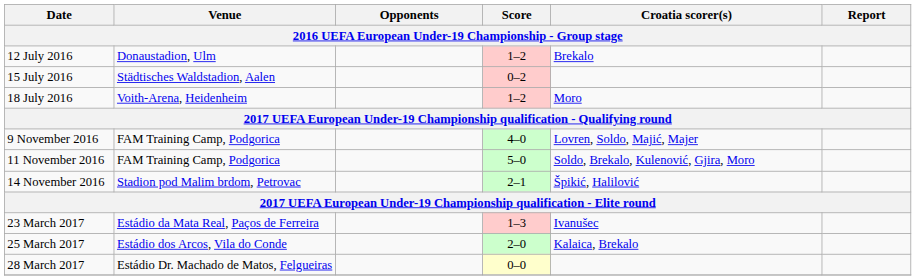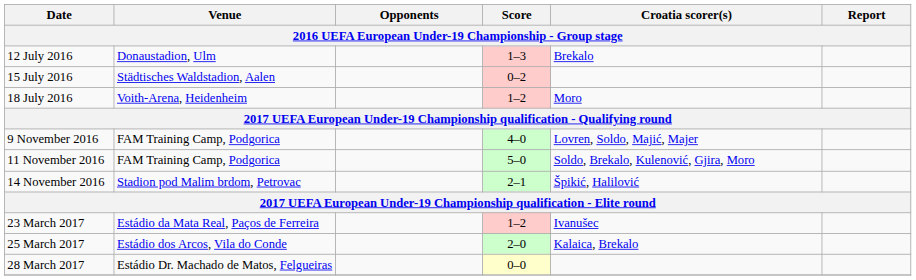(517, 56) 1–2 -> (517, 56) 1–3
(517, 223) 1–3 -> (517, 223) 1–2
